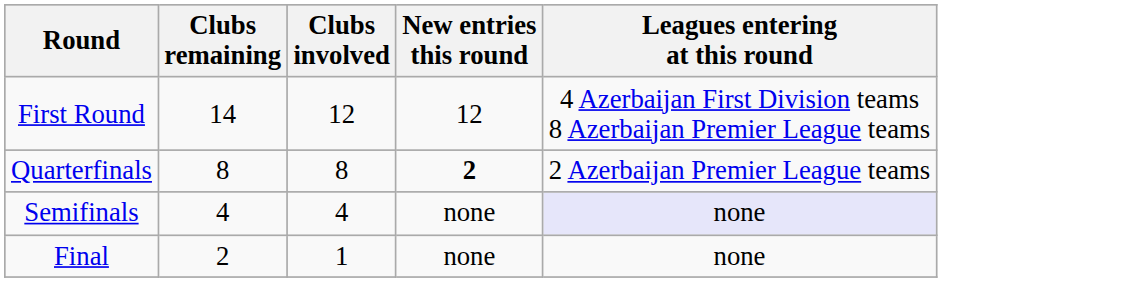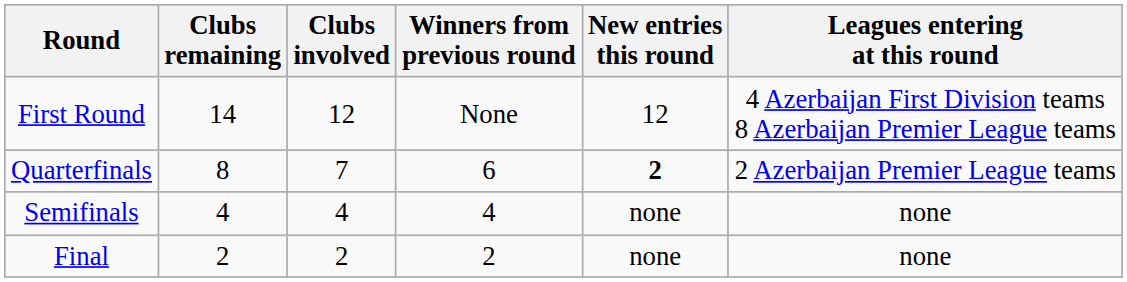+ column: (489, 40)
(342, 170) 8 -> (342, 170) 7
(740, 212) lavender background -> (925, 212) no background
(342, 255) 1 -> (342, 255) 2
